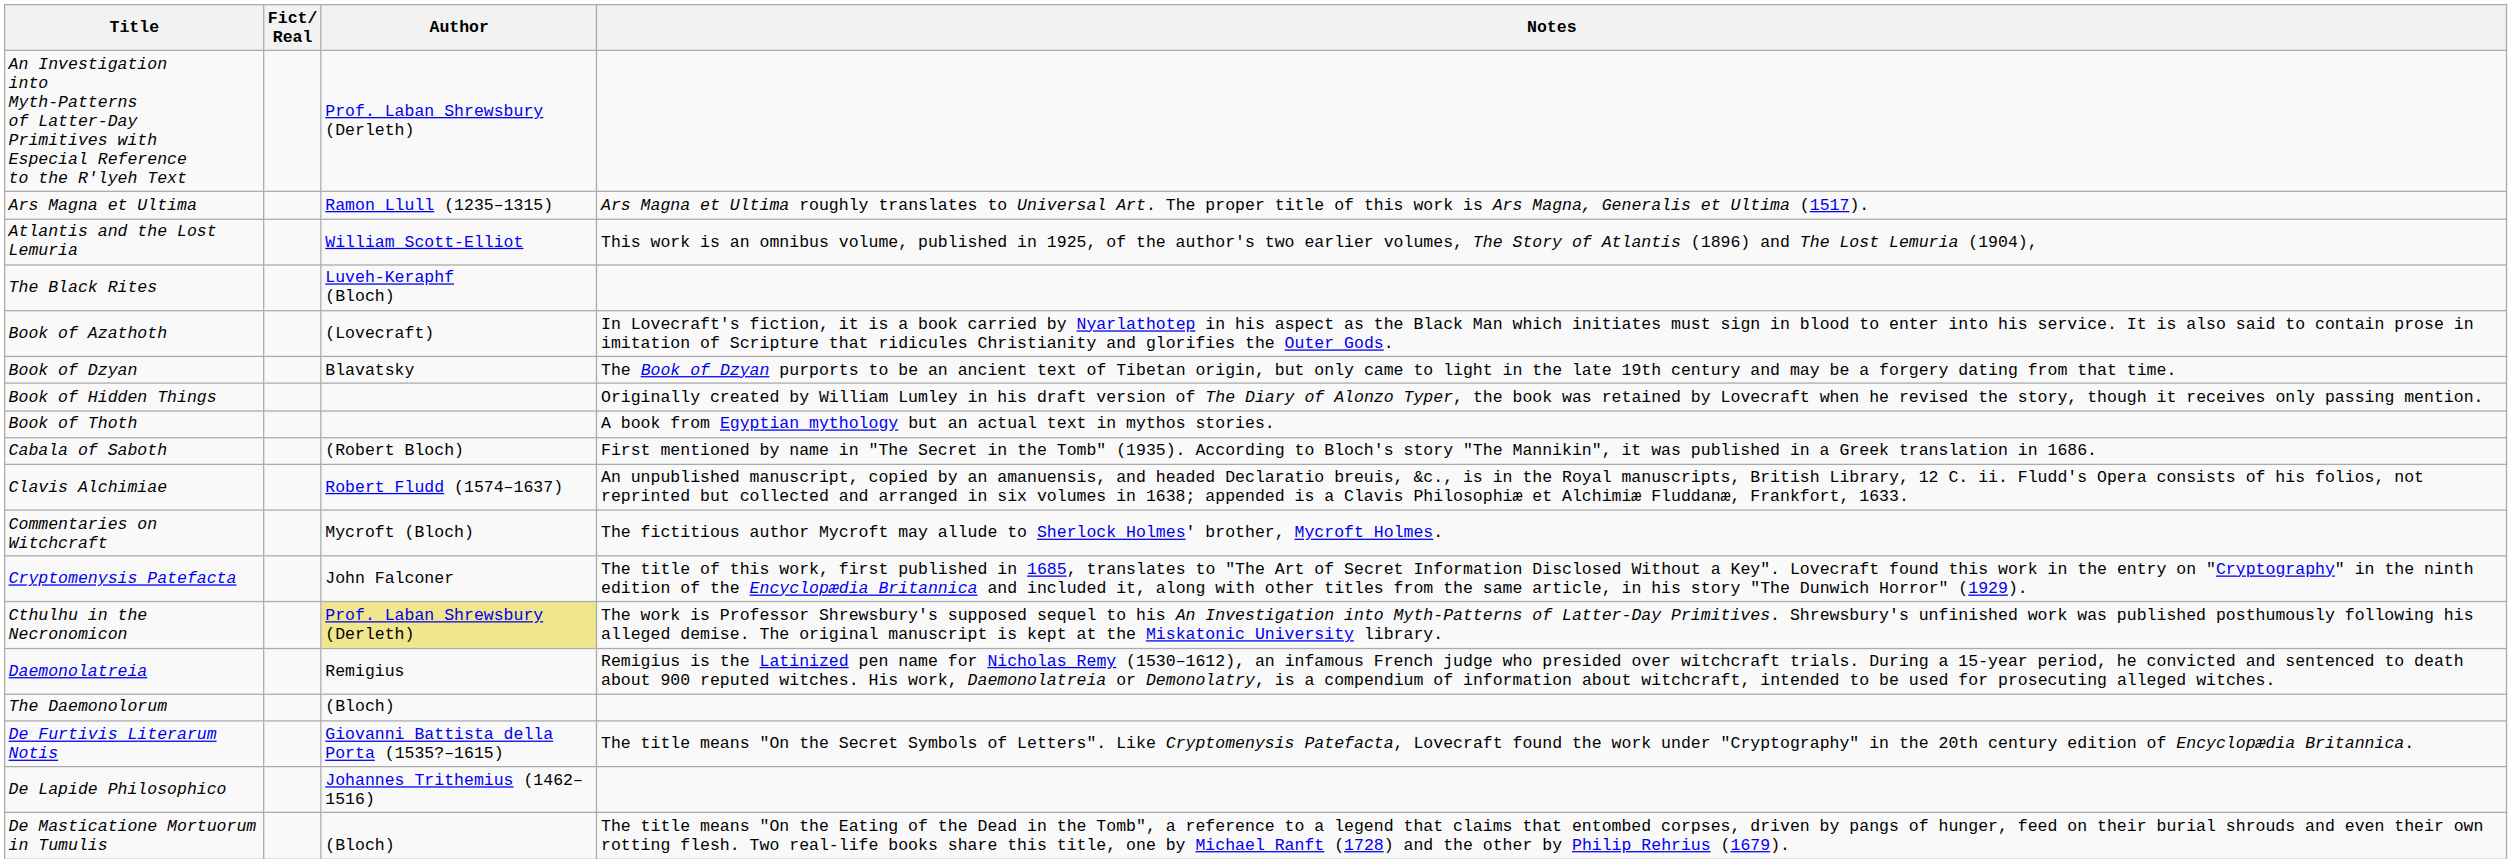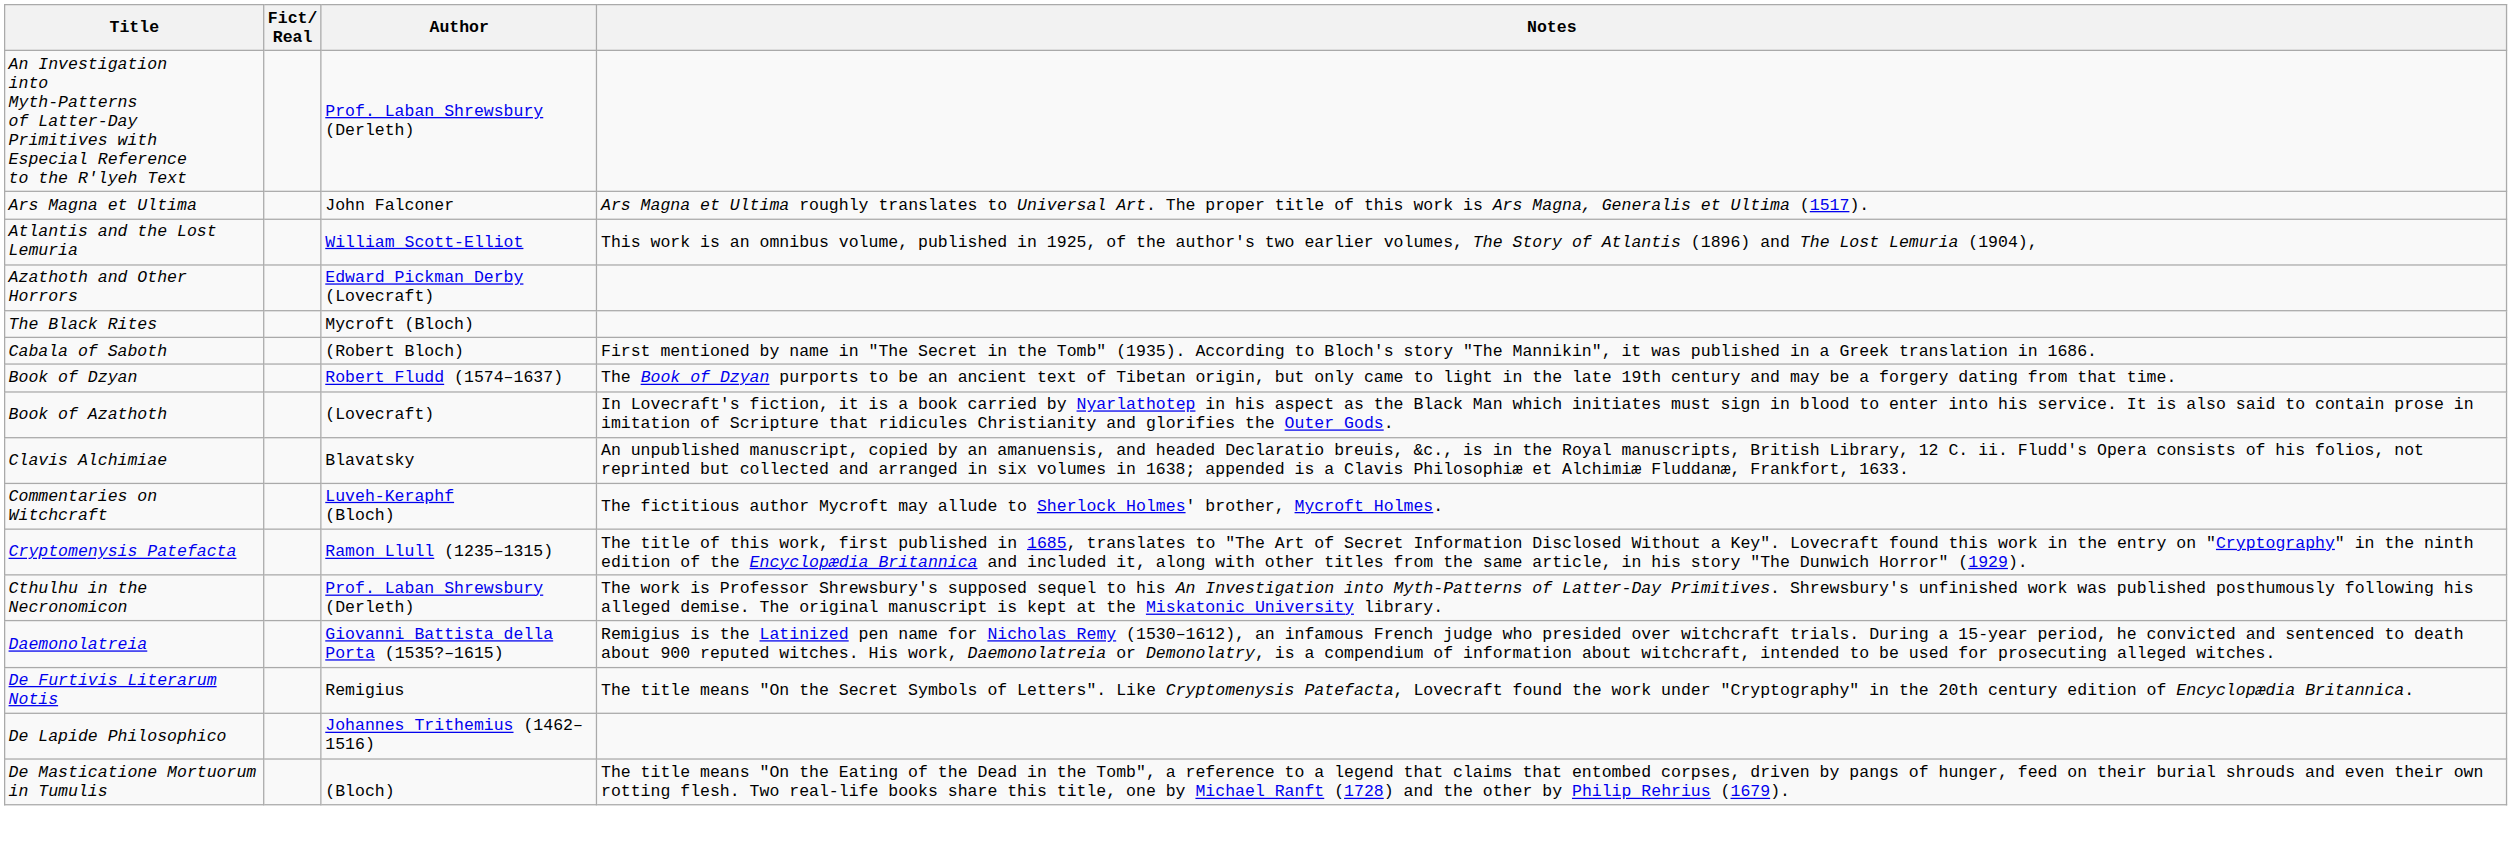(439, 205) Ramon Llull (1235–1315) -> (390, 205) John Falconer
+ row: (98, 288)
(390, 288) Luveh-Keraphf (Bloch) -> (400, 324) Mycroft (Bloch)
rows swapped: (88, 334) <-> (88, 451)
(370, 370) Blavatsky -> (444, 378) Robert Fludd (1574–1637)
- row: (113, 397)
- row: (73, 424)
(444, 487) Robert Fludd (1574–1637) -> (370, 460) Blavatsky
(400, 533) Mycroft (Bloch) -> (390, 506) Luveh-Keraphf (Bloch)
(390, 579) John Falconer -> (439, 552) Ramon Llull (1235–1315)
(434, 625) khaki background -> (434, 598) no background
(365, 671) Remigius -> (439, 644) Giovanni Battista della Porta (1535?–1615)
- row: (88, 707)
(439, 744) Giovanni Battista della Porta (1535?–1615) -> (365, 690) Remigius
